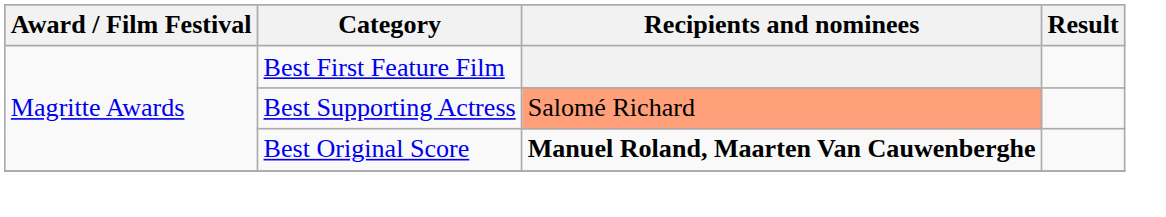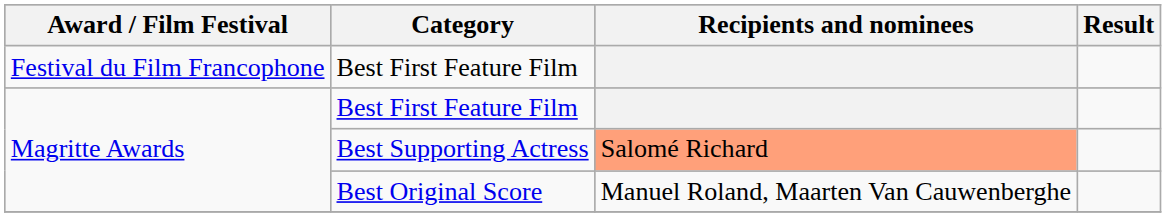+ row: (168, 66)
(782, 149) bold -> (836, 190) normal
